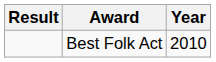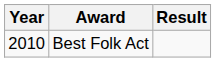columns swapped: (188, 17) <-> (33, 17)
